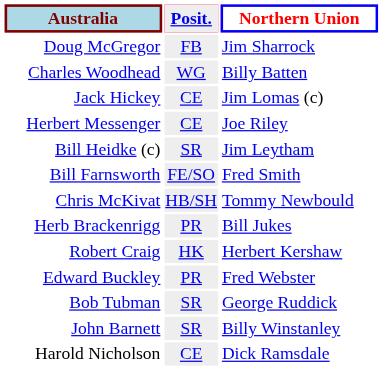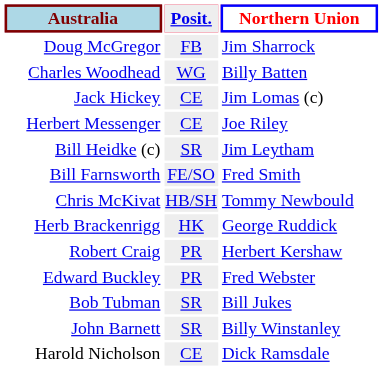(191, 225) PR -> (191, 225) HK
(257, 225) Bill Jukes -> (279, 225) George Ruddick
(191, 251) HK -> (191, 251) PR
(279, 302) George Ruddick -> (257, 302) Bill Jukes
